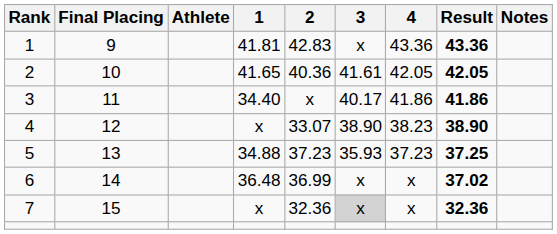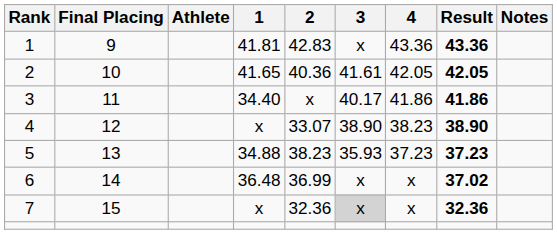(310, 153) 37.23 -> (310, 153) 38.23
(467, 153) 37.25 -> (467, 153) 37.23
